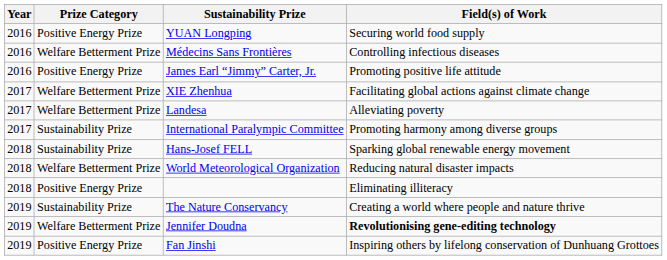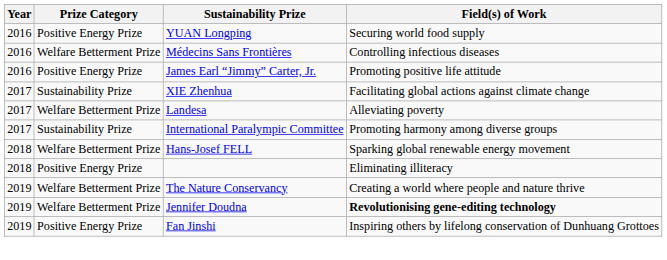(99, 91) Welfare Betterment Prize -> (85, 91) Sustainability Prize
(85, 149) Sustainability Prize -> (99, 149) Welfare Betterment Prize
- row: (253, 168)
(85, 206) Sustainability Prize -> (99, 187) Welfare Betterment Prize
